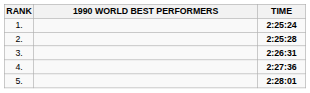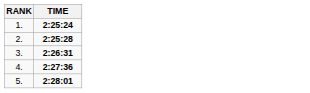- column: (146, 12)
